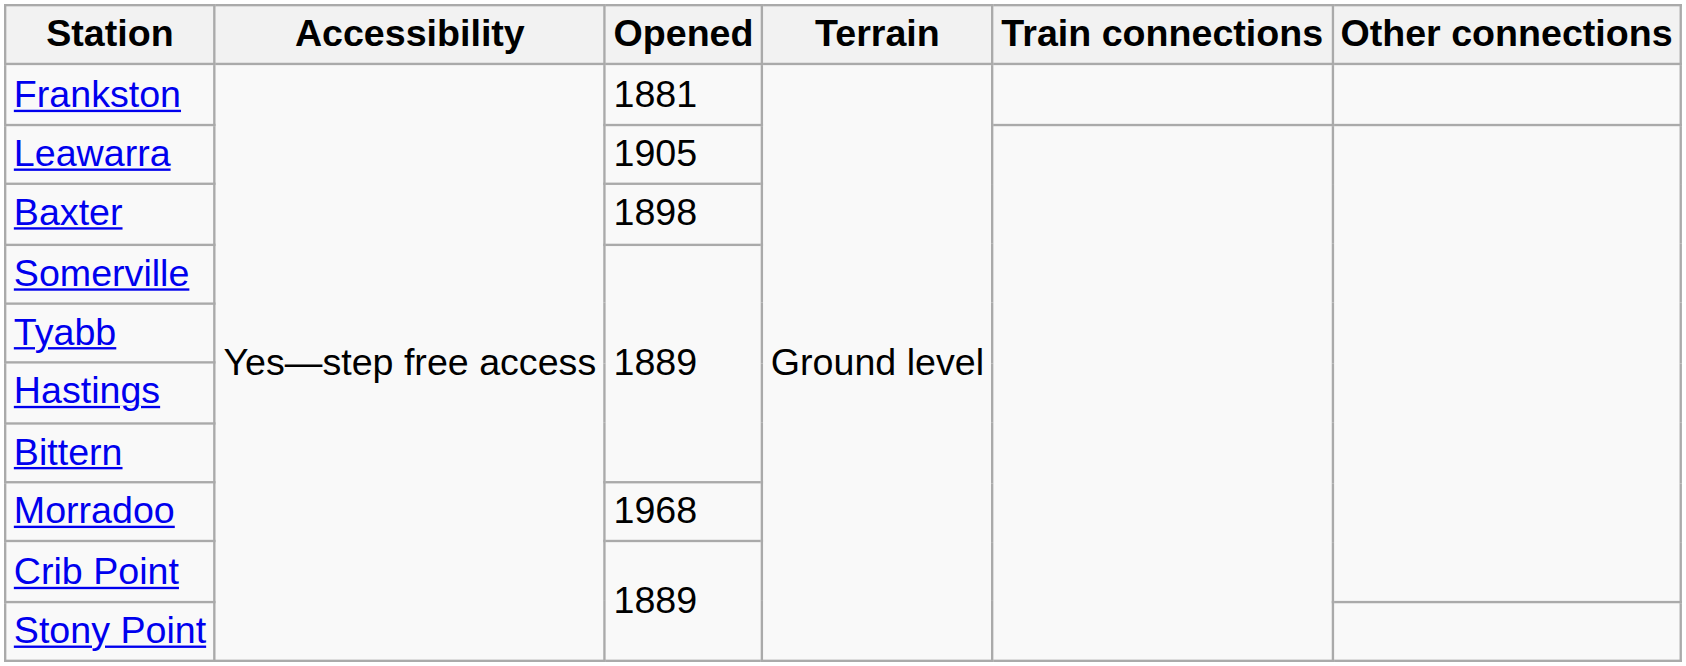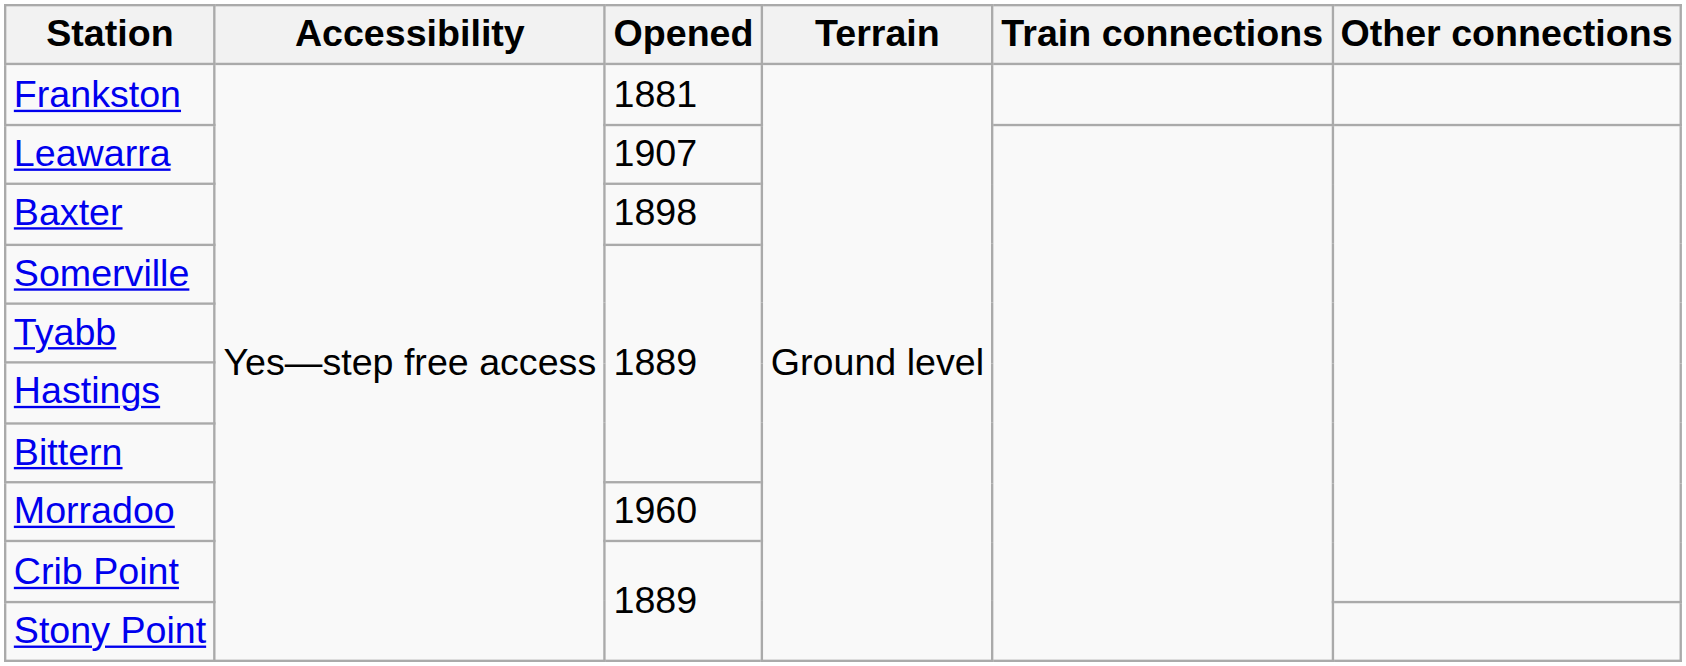(655, 153) 1905 -> (655, 153) 1907
(655, 511) 1968 -> (655, 511) 1960
